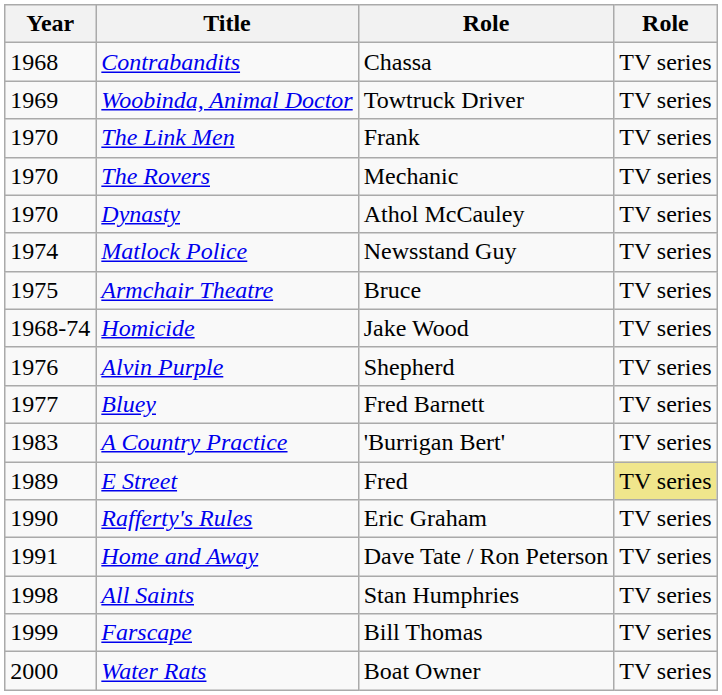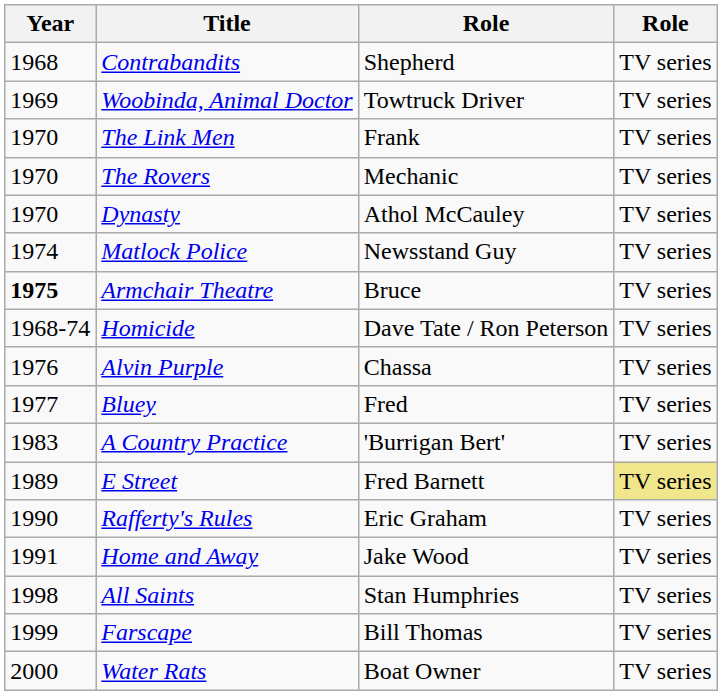(398, 61) Chassa -> (409, 61) Shepherd
(34, 289) normal -> (34, 289) bold
(416, 328) Jake Wood -> (486, 328) Dave Tate / Ron Peterson
(409, 366) Shepherd -> (398, 366) Chassa
(424, 404) Fred Barnett -> (386, 404) Fred
(386, 480) Fred -> (424, 480) Fred Barnett
(486, 556) Dave Tate / Ron Peterson -> (416, 556) Jake Wood
